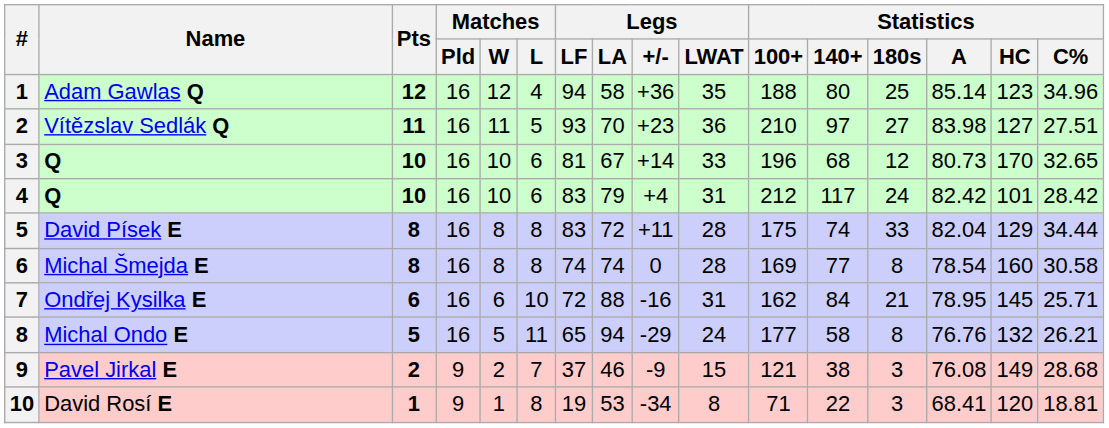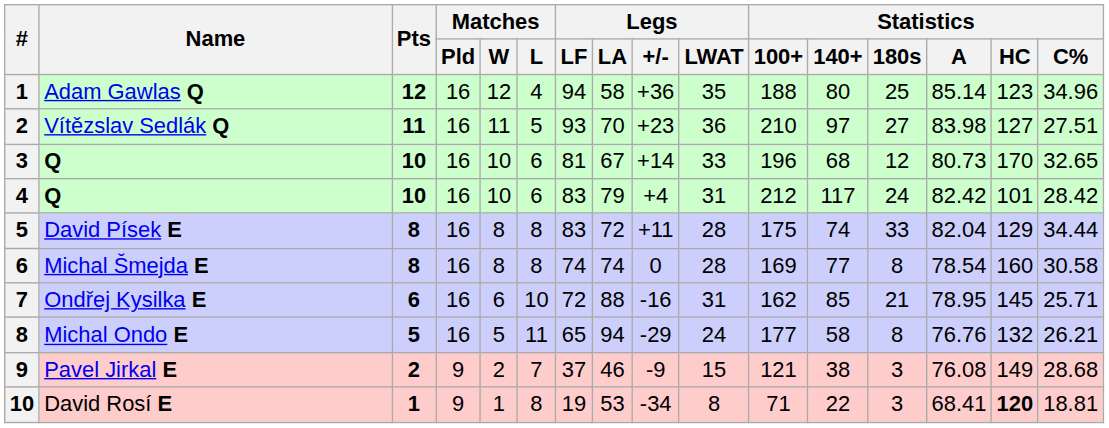(838, 299) 84 -> (838, 299) 85
(1015, 404) normal -> (1015, 404) bold
